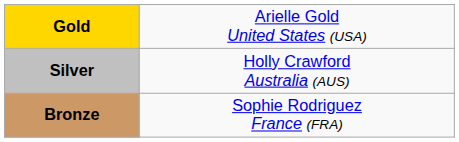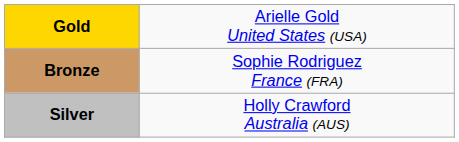rows swapped: (72, 70) <-> (72, 115)
